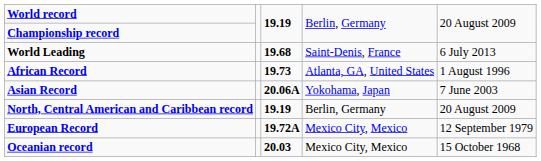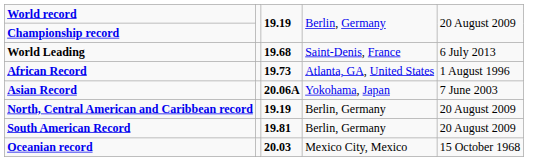+ row: (69, 128)
- row: (53, 128)
